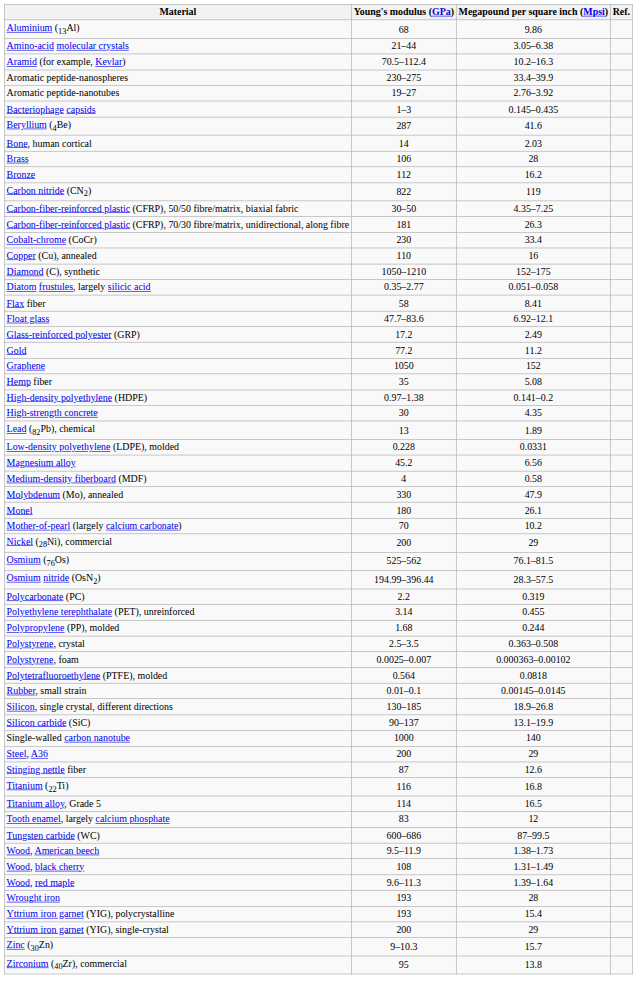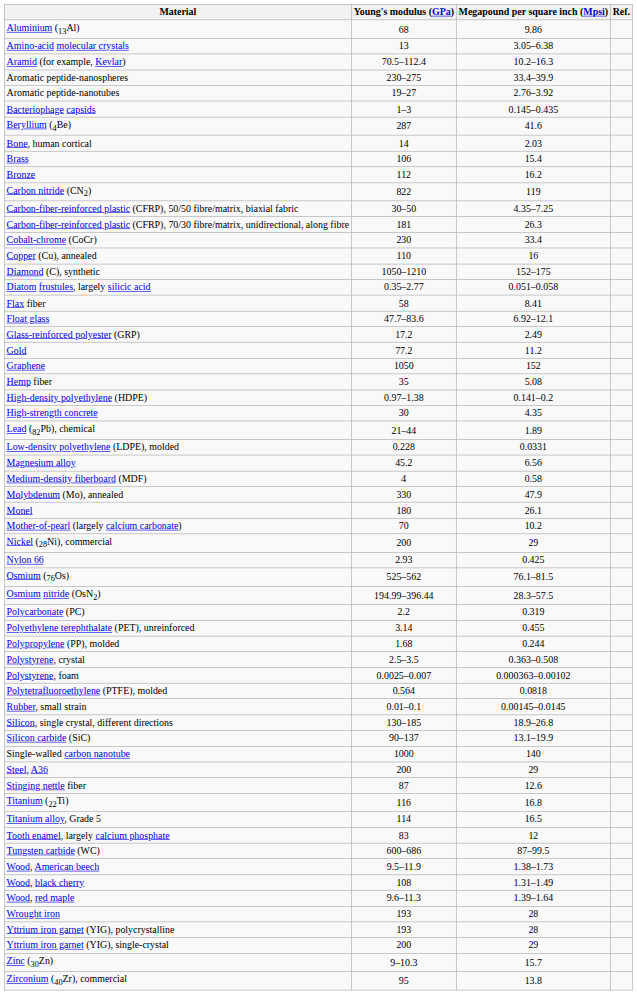(404, 46) 21–44 -> (404, 46) 13
(533, 159) 28 -> (533, 159) 15.4
(404, 430) 13 -> (404, 430) 21–44
+ row: (25, 560)
(533, 914) 15.4 -> (533, 929) 28
